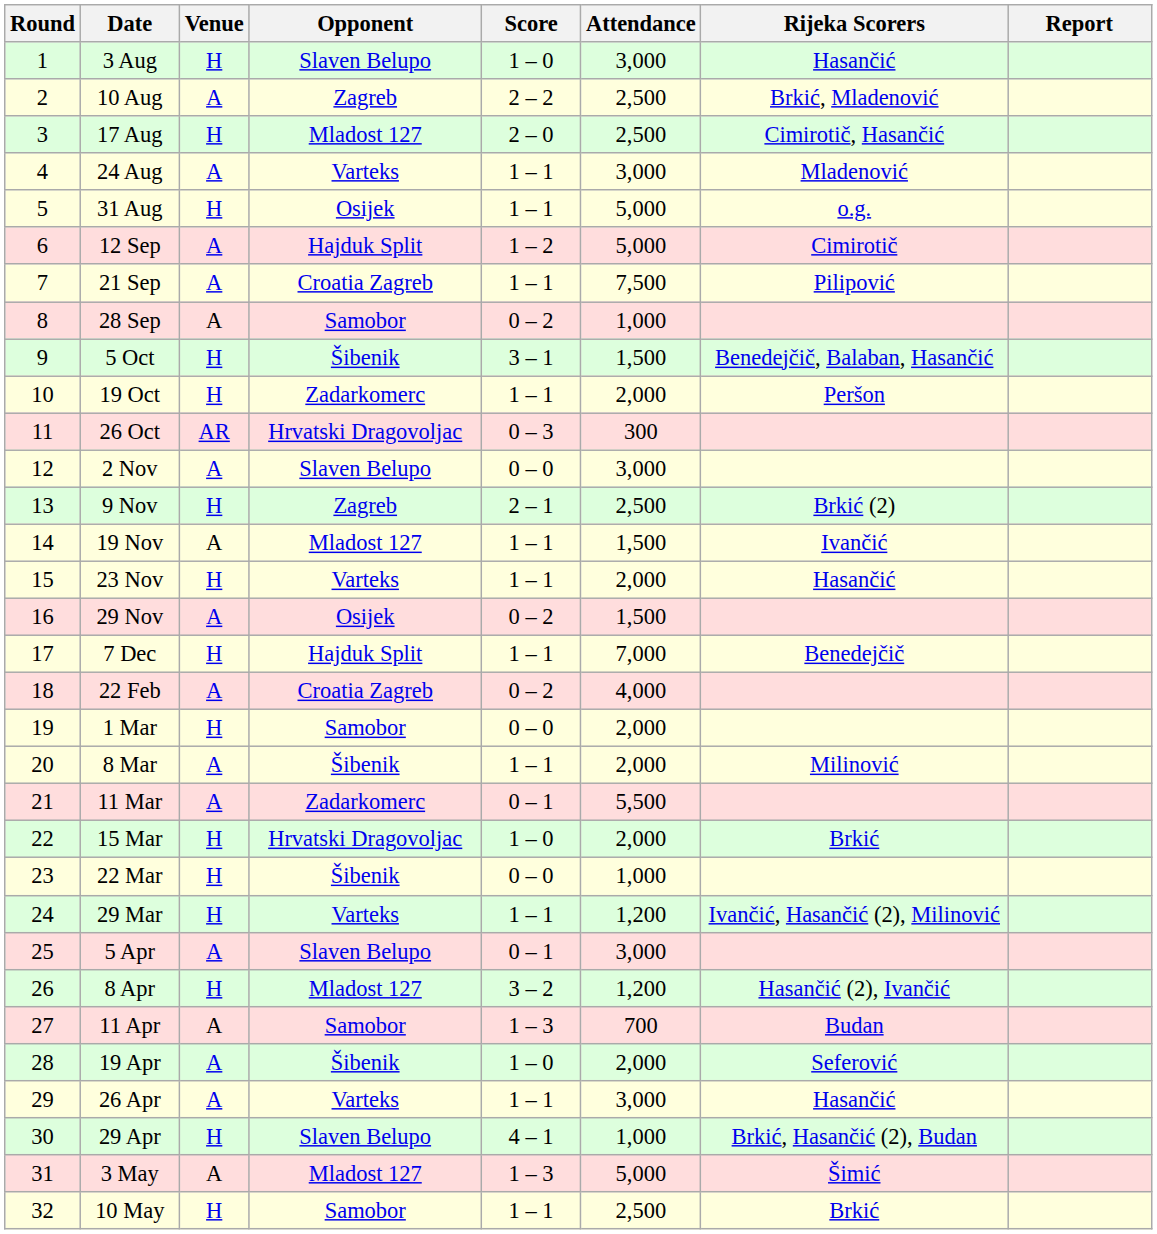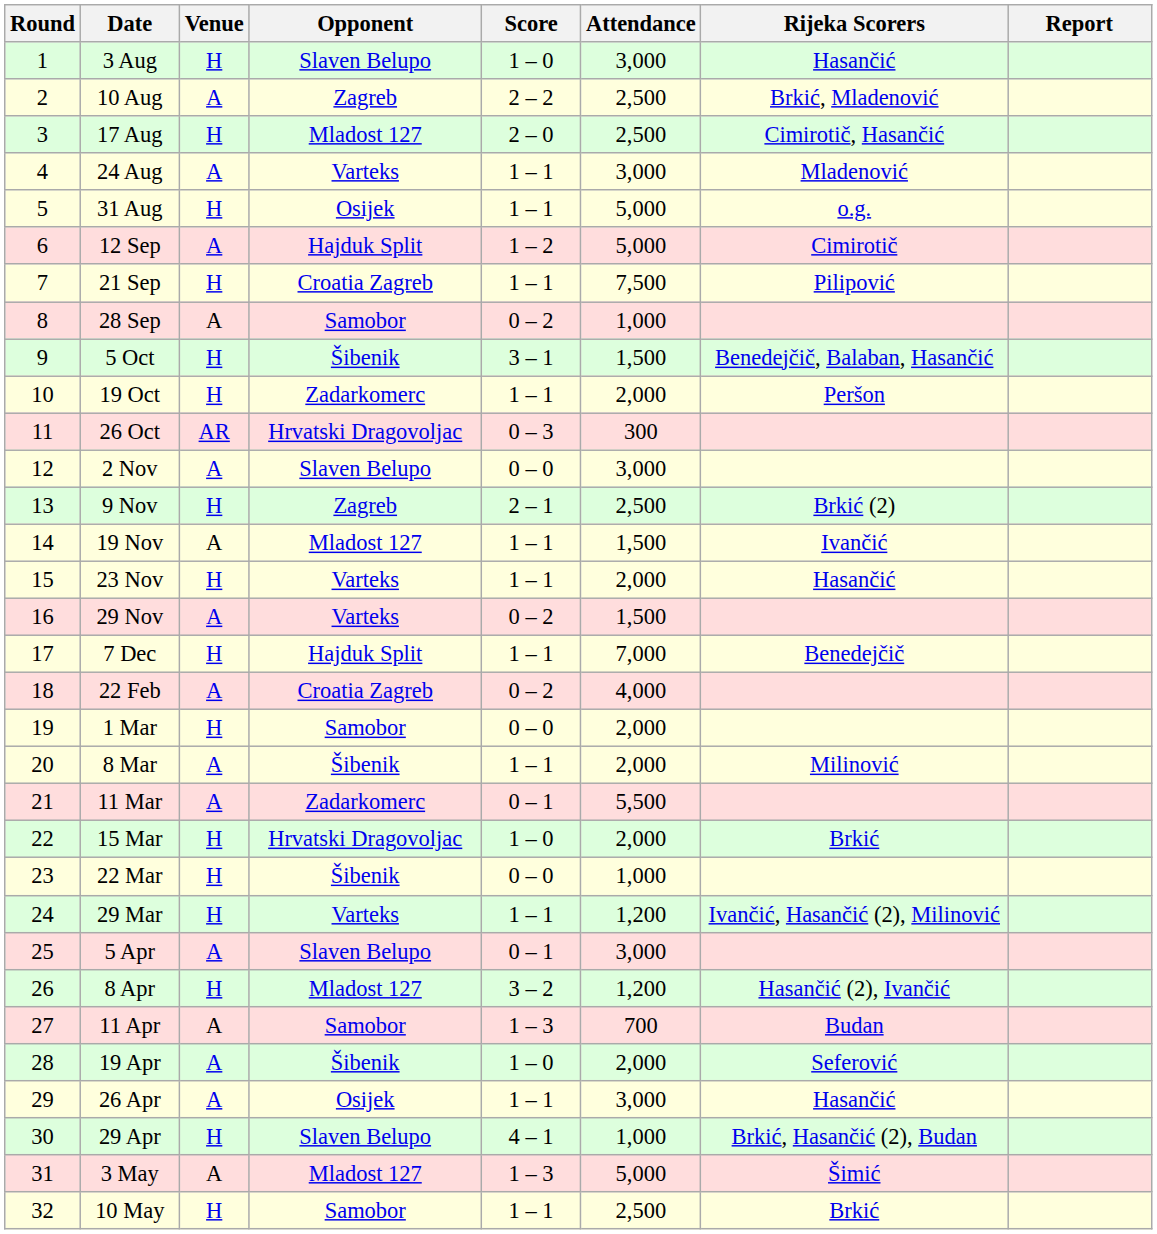(214, 282) A -> (214, 282) H
(365, 616) Osijek -> (365, 616) Varteks
(365, 1098) Varteks -> (365, 1098) Osijek
